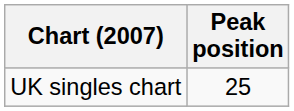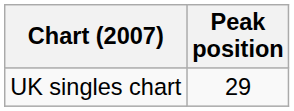(238, 86) 25 -> (238, 86) 29
